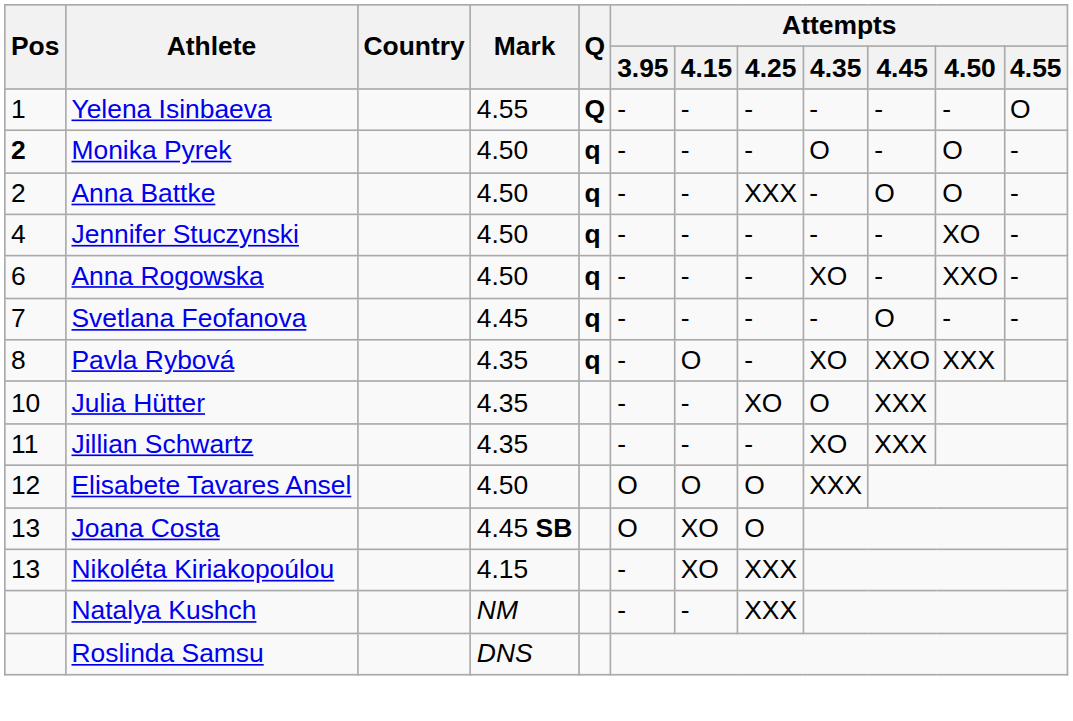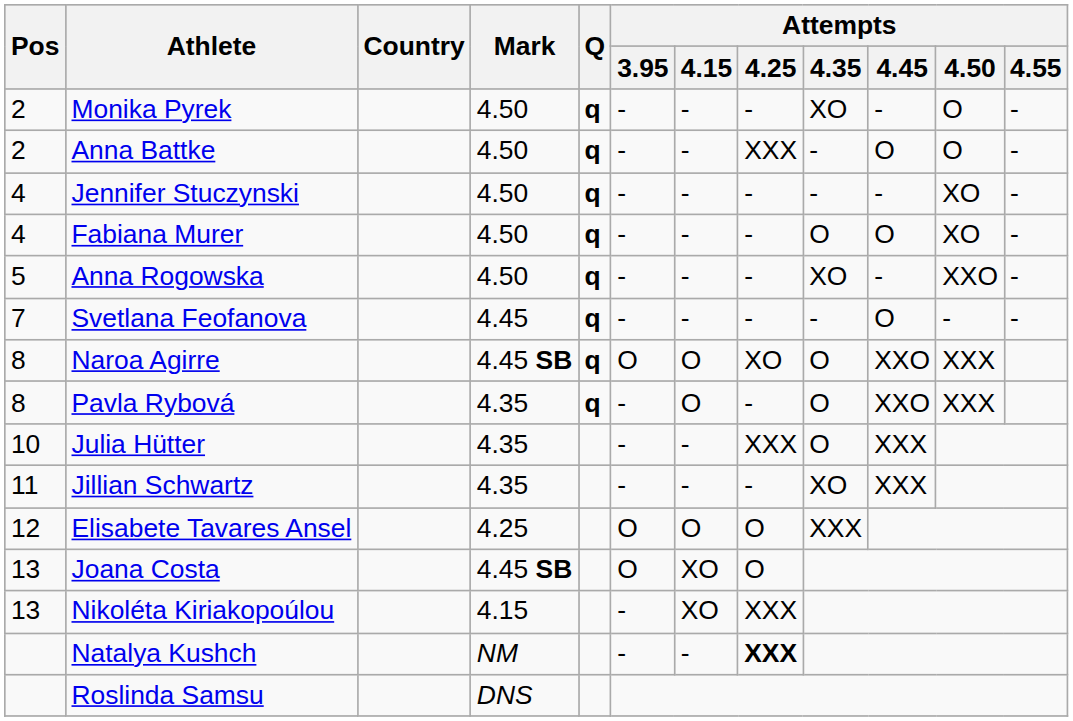- row: (172, 109)
(18, 151) bold -> (18, 109) normal
(820, 151) O -> (828, 109) XO
+ row: (157, 234)
(18, 276) 6 -> (18, 276) 5
+ row: (146, 360)
(828, 360) XO -> (820, 402) O
(763, 402) XO -> (771, 444) XXX
(503, 485) 4.50 -> (503, 527) 4.25
(771, 611) normal -> (771, 653) bold
